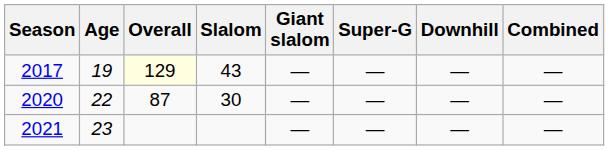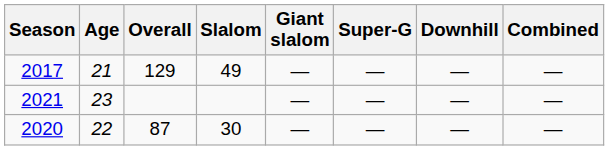(102, 70) 19 -> (102, 70) 21
(160, 70) lightyellow background -> (160, 70) no background
(231, 70) 43 -> (231, 70) 49
rows swapped: (42, 99) <-> (42, 129)
